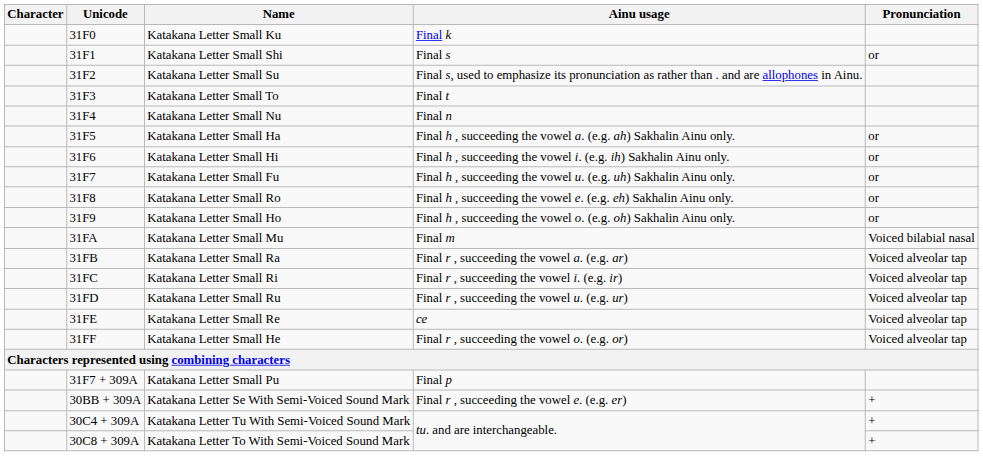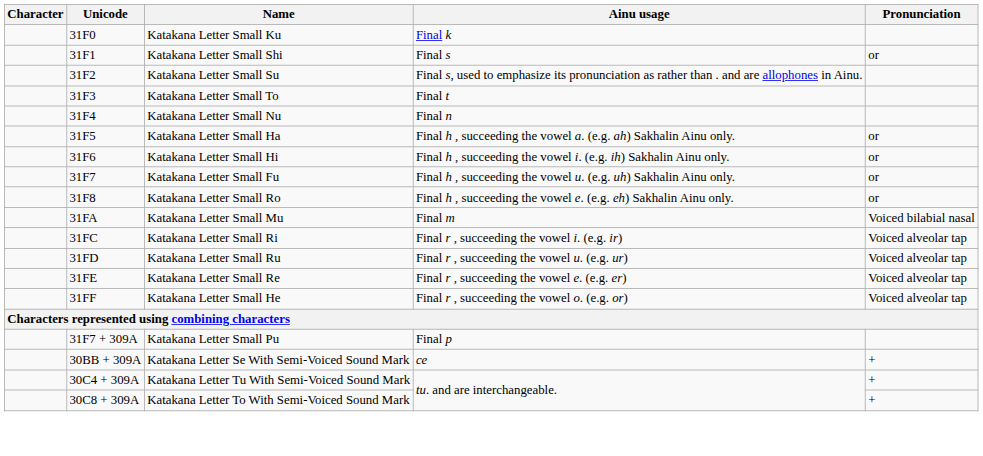- row: (83, 217)
- row: (84, 258)
(422, 319) ce -> (521, 278) Final r , succeeding the vowel e. (e.g. er)
(521, 400) Final r , succeeding the vowel e. (e.g. er) -> (422, 359) ce
